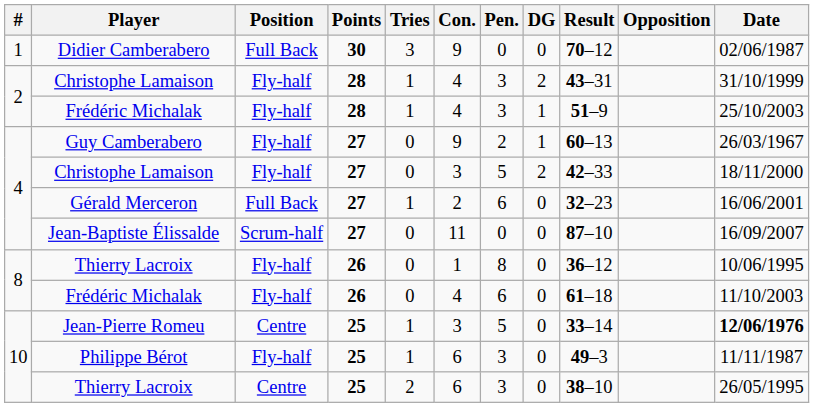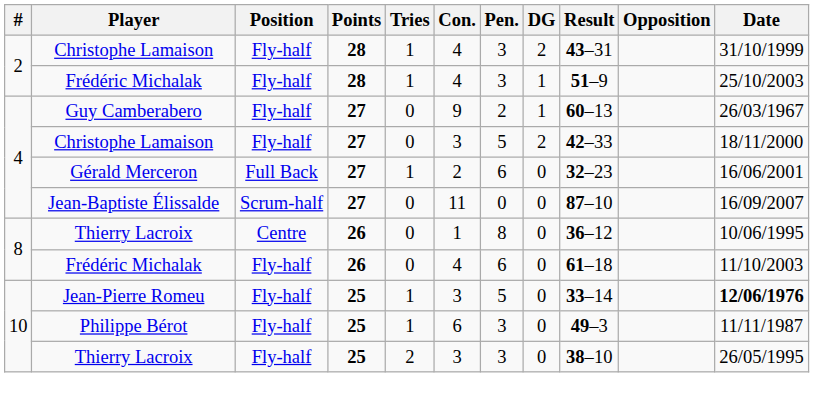- row: (18, 50)
(282, 264) Fly-half -> (282, 234) Centre
(282, 325) Centre -> (282, 295) Fly-half
(282, 386) Centre -> (282, 356) Fly-half
(457, 386) 6 -> (457, 356) 3
